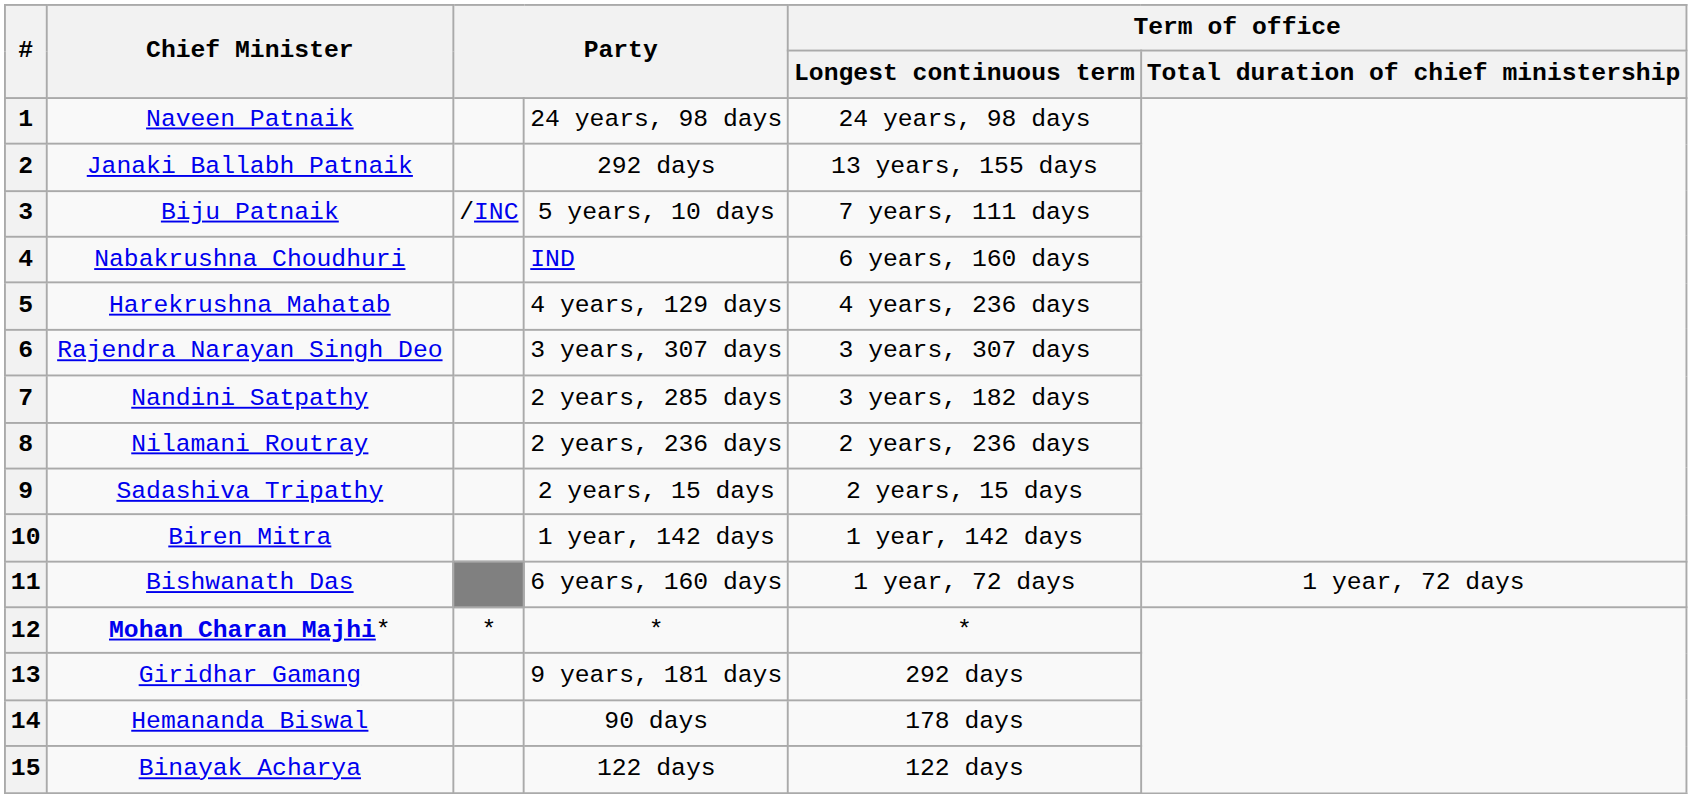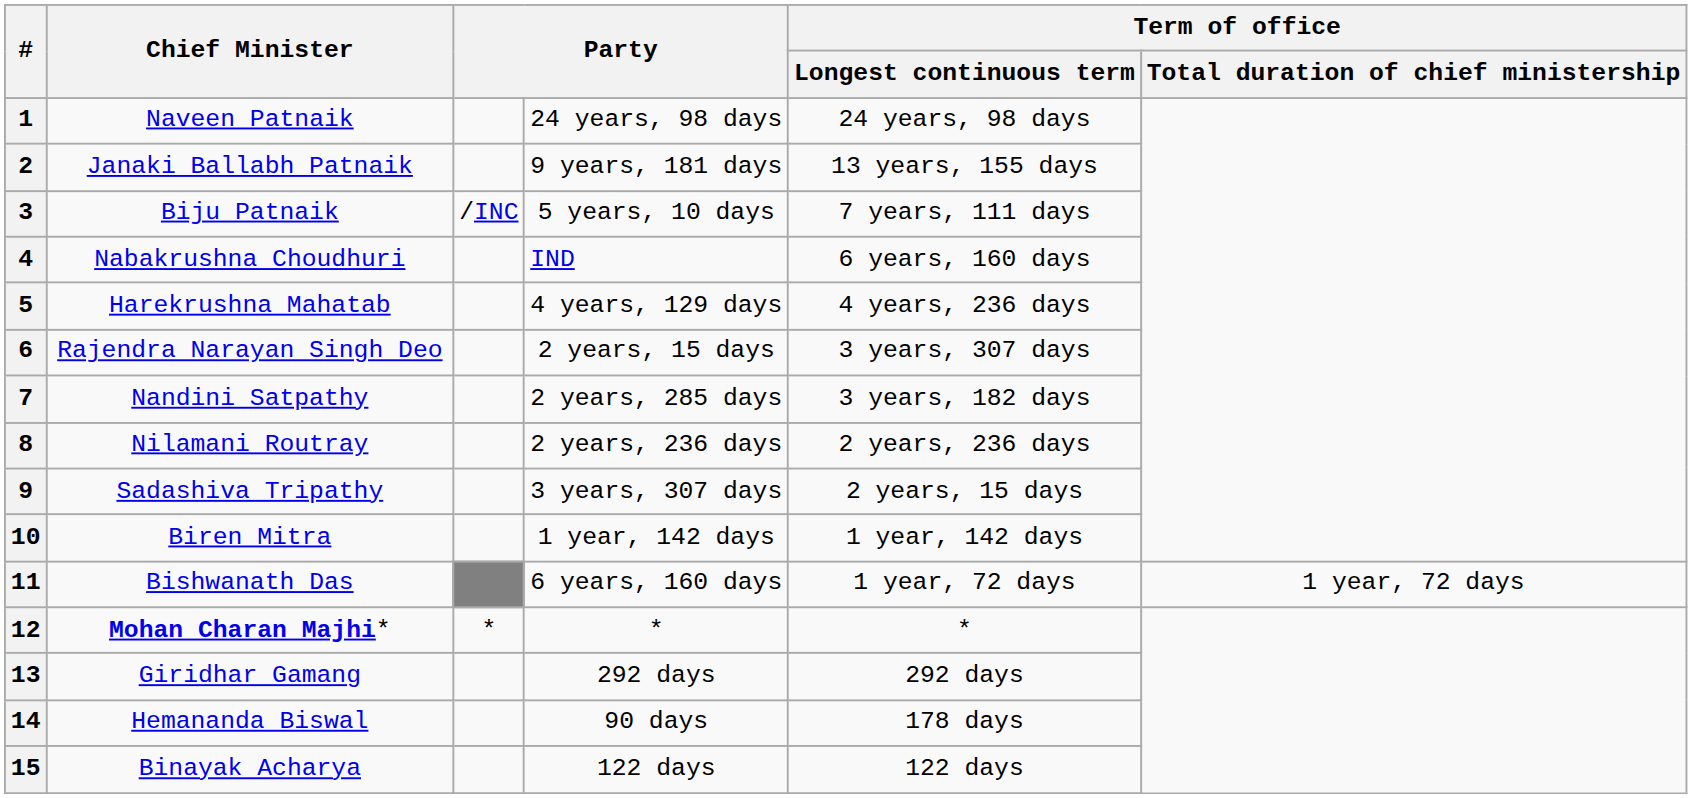(656, 166) 292 days -> (656, 166) 9 years, 181 days
(656, 351) 3 years, 307 days -> (656, 351) 2 years, 15 days
(656, 490) 2 years, 15 days -> (656, 490) 3 years, 307 days
(656, 676) 9 years, 181 days -> (656, 676) 292 days
